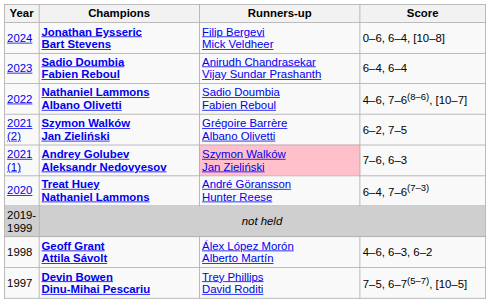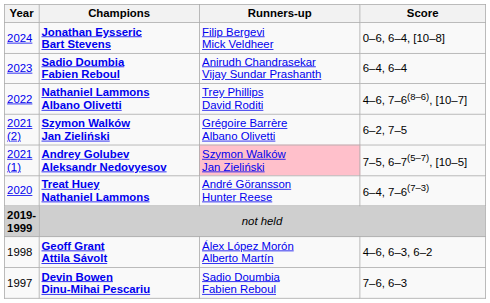(241, 99) Sadio Doumbia Fabien Reboul -> (233, 99) Trey Phillips David Roditi
(385, 161) 7–6, 6–3 -> (415, 161) 7–5, 6–7(5–7), [10–5]
(22, 222) normal -> (22, 222) bold
(233, 283) Trey Phillips David Roditi -> (241, 283) Sadio Doumbia Fabien Reboul
(415, 283) 7–5, 6–7(5–7), [10–5] -> (385, 283) 7–6, 6–3
